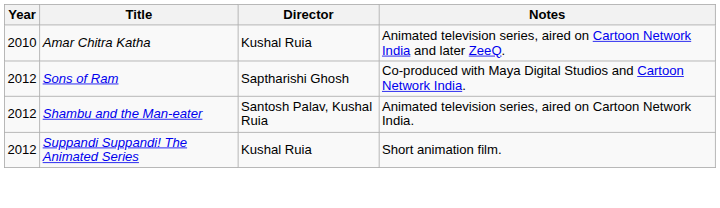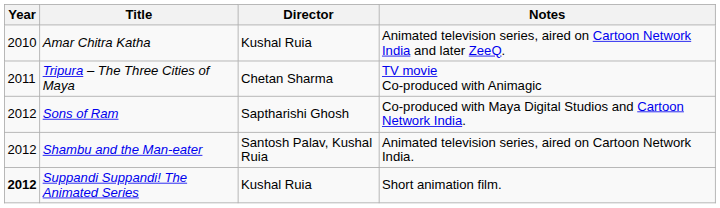+ row: (126, 78)
(22, 149) normal -> (22, 185) bold
